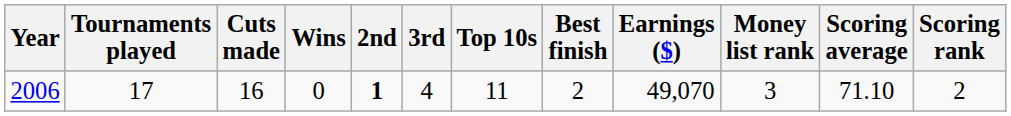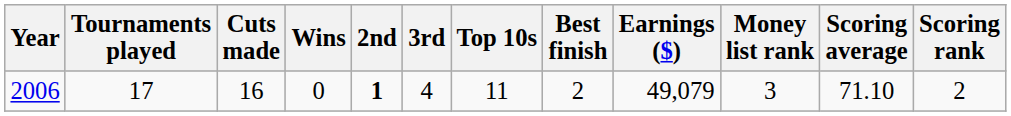(681, 90) 49,070 -> (681, 90) 49,079
